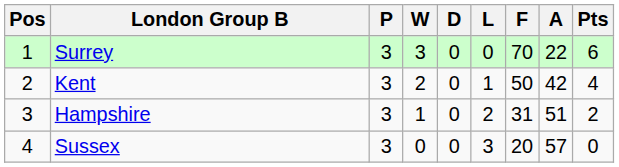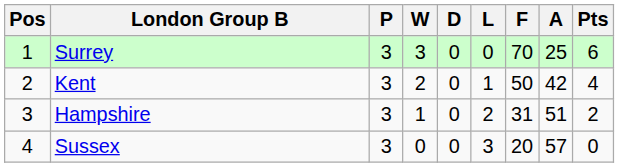(556, 51) 22 -> (556, 51) 25
